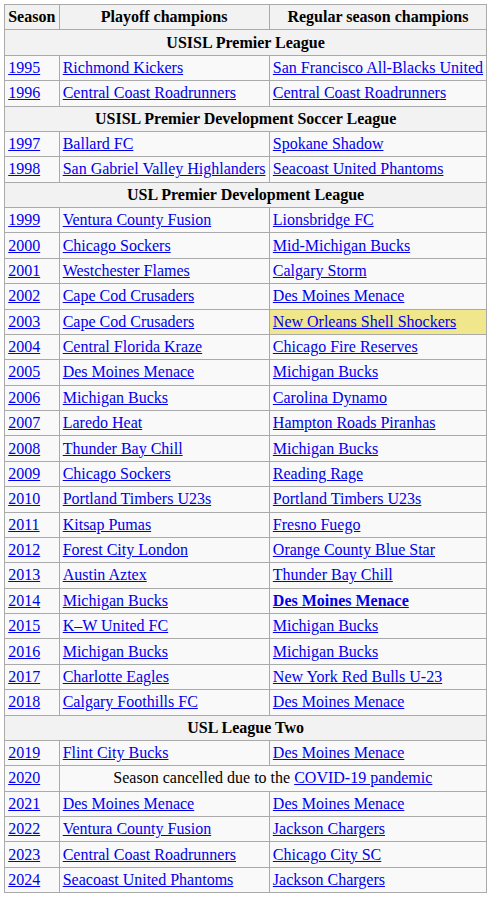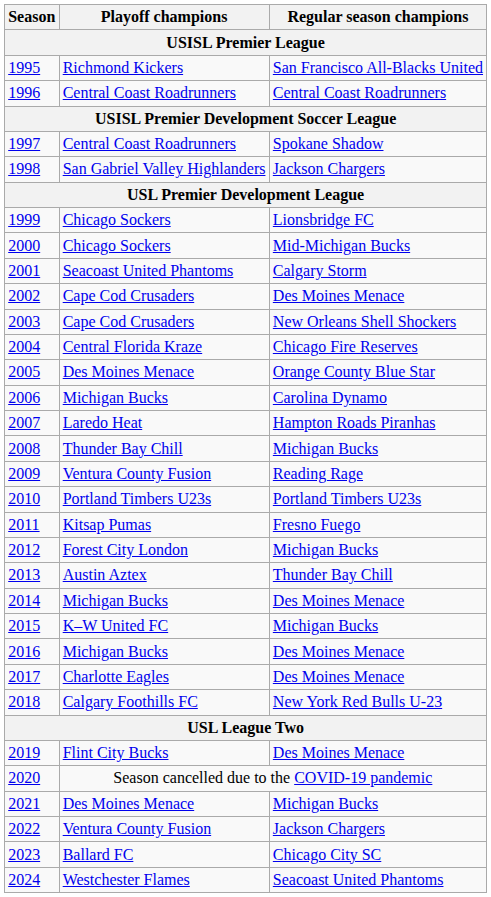(98, 144) Ballard FC -> (149, 144) Central Coast Roadrunners
(358, 169) Seacoast United Phantoms -> (329, 169) Jackson Chargers
(137, 220) Ventura County Fusion -> (117, 220) Chicago Sockers
(126, 270) Westchester Flames -> (148, 270) Seacoast United Phantoms
(365, 321) khaki background -> (365, 321) no background
(325, 372) Michigan Bucks -> (354, 372) Orange County Blue Star
(117, 473) Chicago Sockers -> (137, 473) Ventura County Fusion
(354, 550) Orange County Blue Star -> (325, 550) Michigan Bucks
(341, 600) bold -> (339, 600) normal
(325, 651) Michigan Bucks -> (339, 651) Des Moines Menace
(358, 676) New York Red Bulls U-23 -> (339, 676) Des Moines Menace
(339, 702) Des Moines Menace -> (358, 702) New York Red Bulls U-23
(339, 803) Des Moines Menace -> (325, 803) Michigan Bucks
(149, 854) Central Coast Roadrunners -> (98, 854) Ballard FC
(148, 879) Seacoast United Phantoms -> (126, 879) Westchester Flames
(329, 879) Jackson Chargers -> (358, 879) Seacoast United Phantoms
